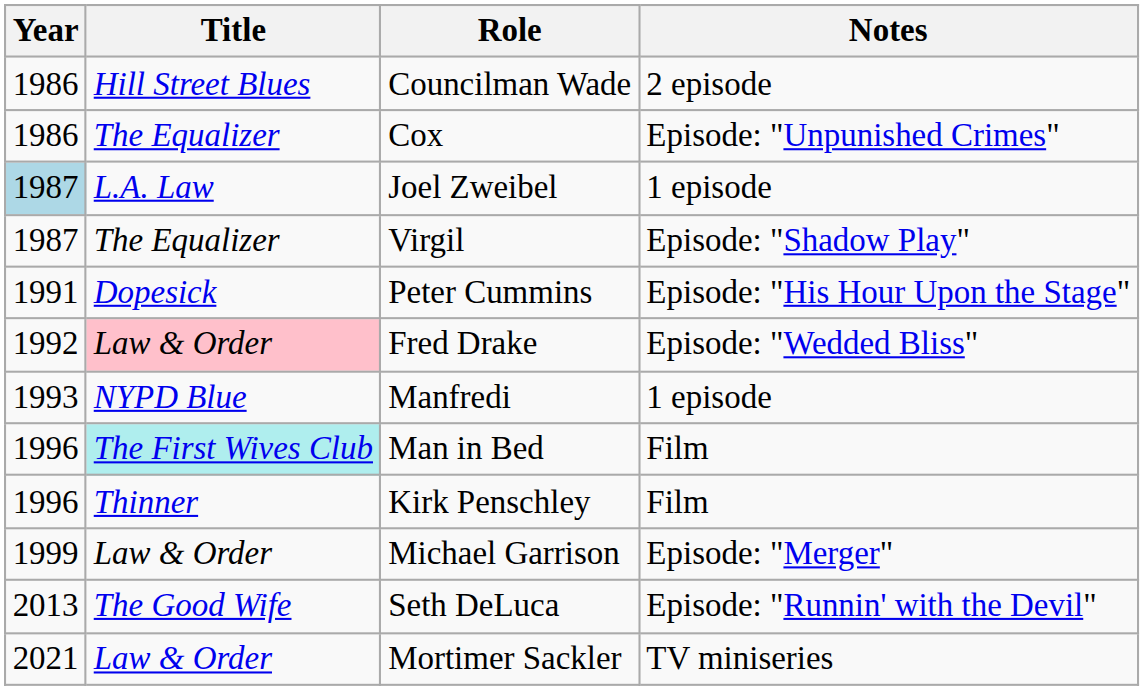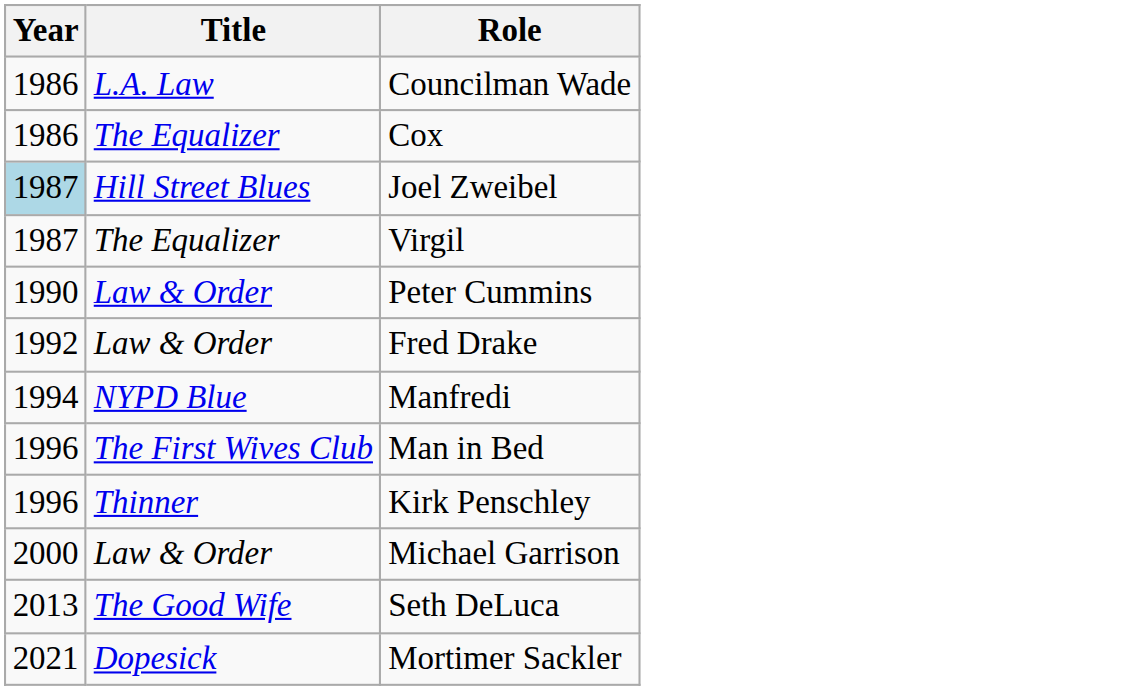- column: (888, 30)
(202, 82) Hill Street Blues -> (154, 82) L.A. Law
(154, 187) L.A. Law -> (202, 187) Hill Street Blues
(46, 291) 1991 -> (46, 291) 1990
(155, 291) Dopesick -> (183, 291) Law & Order
(183, 344) pink background -> (183, 344) no background
(46, 396) 1993 -> (46, 396) 1994
(233, 448) paleturquoise background -> (233, 448) no background
(46, 553) 1999 -> (46, 553) 2000
(183, 657) Law & Order -> (155, 657) Dopesick
